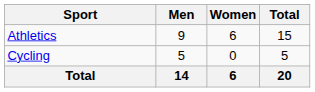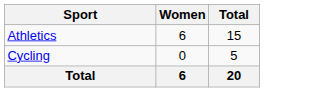- column: (181, 14)
